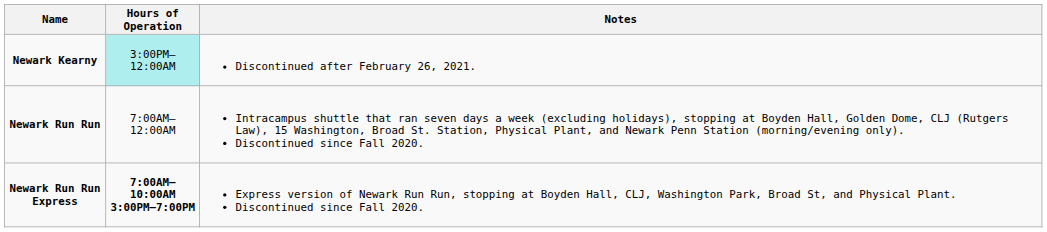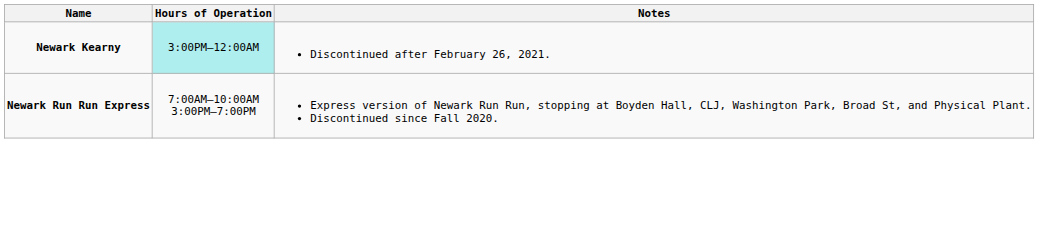- row: (55, 124)
(153, 195) bold -> (214, 106) normal
